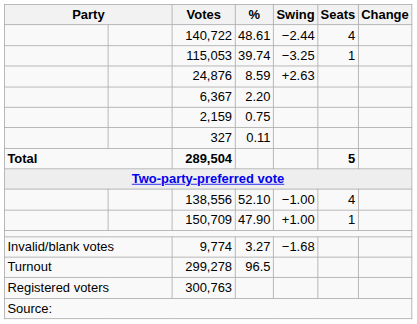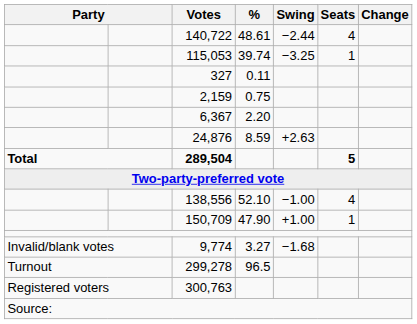rows swapped: (212, 76) <-> (221, 138)
rows swapped: (216, 96) <-> (216, 117)
